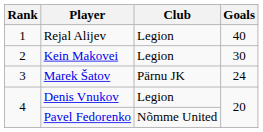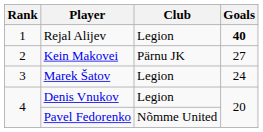(239, 35) normal -> (239, 35) bold
(155, 55) Legion -> (161, 55) Pärnu JK
(239, 55) 30 -> (239, 55) 27
(161, 76) Pärnu JK -> (155, 76) Legion
